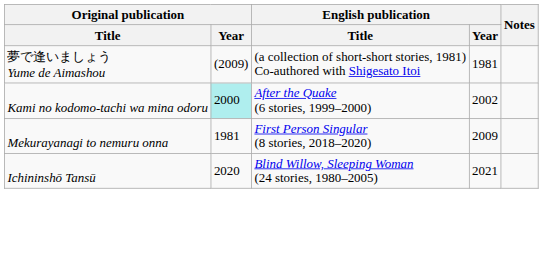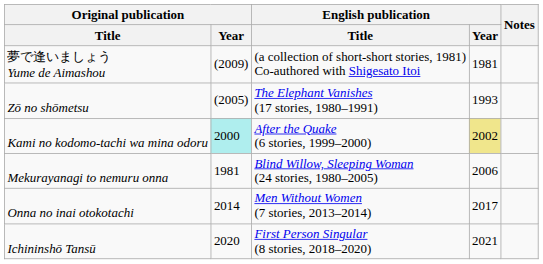+ row: (48, 108)
(485, 100) no background -> (485, 135) khaki background
(313, 135) First Person Singular (8 stories, 2018–2020) -> (334, 171) Blind Willow, Sleeping Woman (24 stories, 1980–2005)
(485, 135) 2009 -> (485, 171) 2006
+ row: (71, 213)
(334, 171) Blind Willow, Sleeping Woman (24 stories, 1980–2005) -> (313, 241) First Person Singular (8 stories, 2018–2020)
